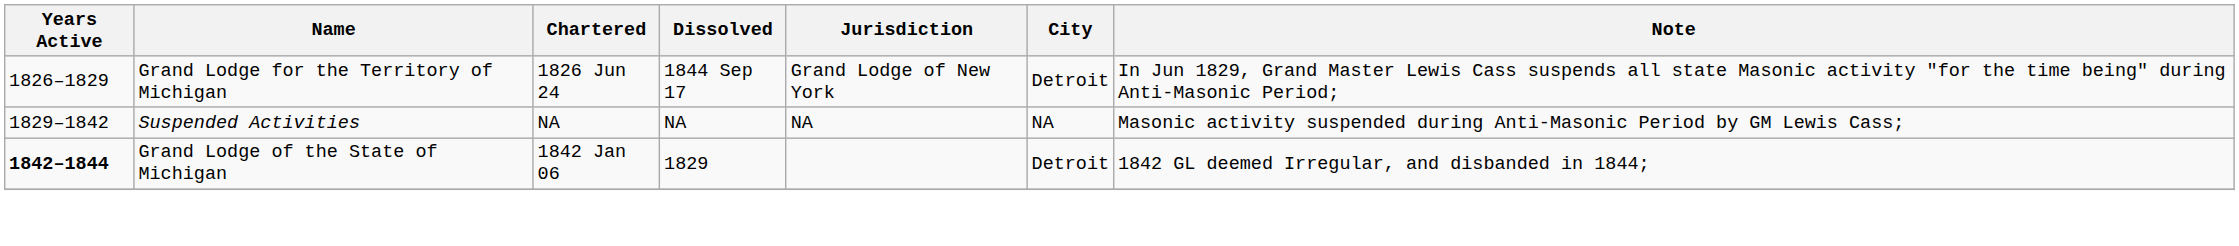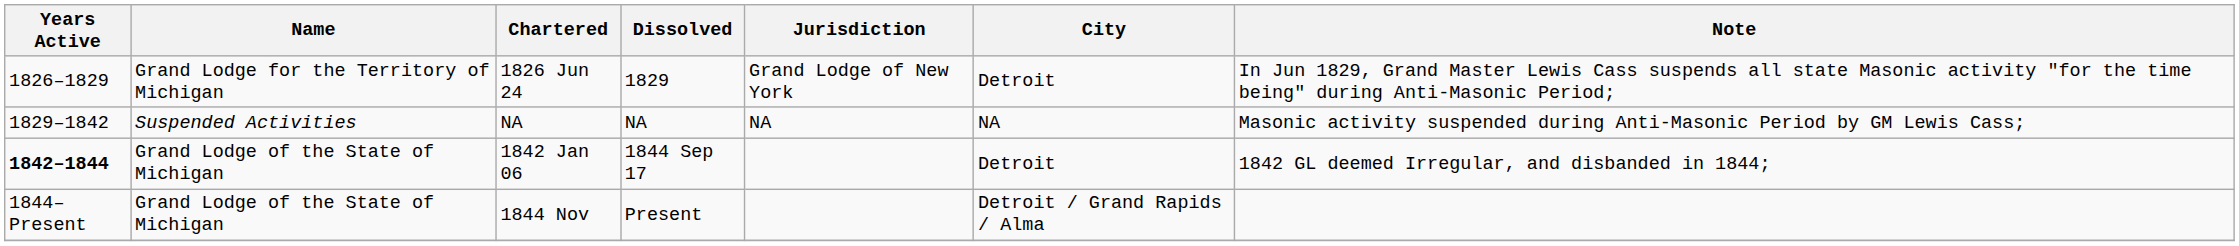(708, 82) 1844 Sep 17 -> (647, 82) 1829
(686, 163) 1829 -> (669, 163) 1844 Sep 17
+ row: (545, 215)
